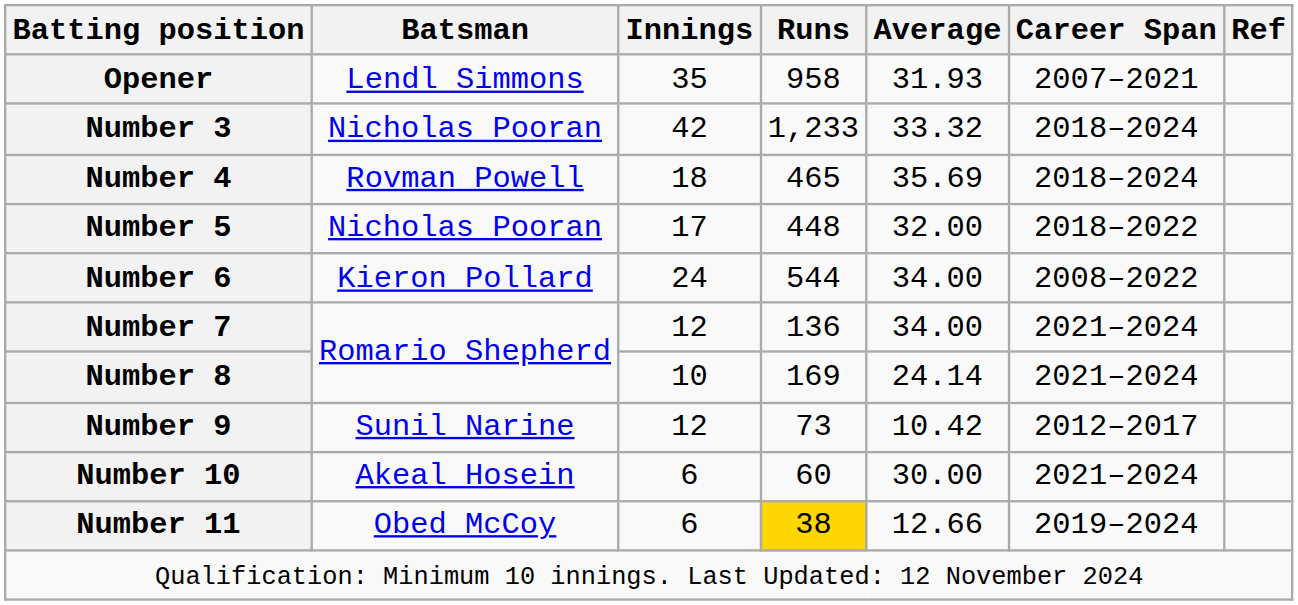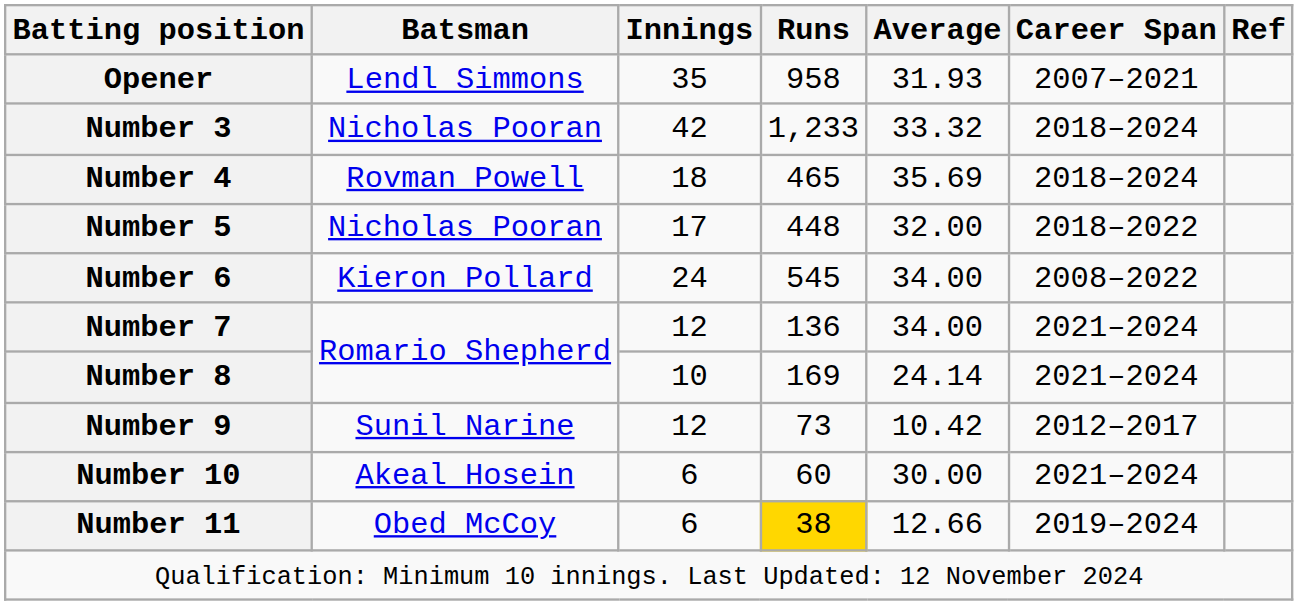(813, 278) 544 -> (813, 278) 545
